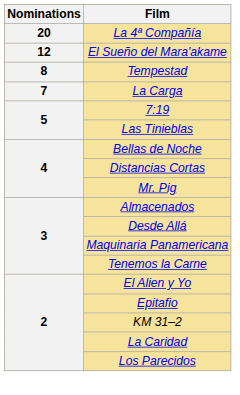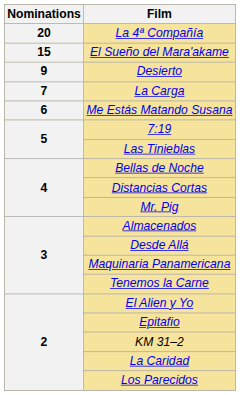(44, 52) 12 -> (44, 52) 15
+ row: (159, 71)
- row: (157, 71)
+ row: (159, 110)
